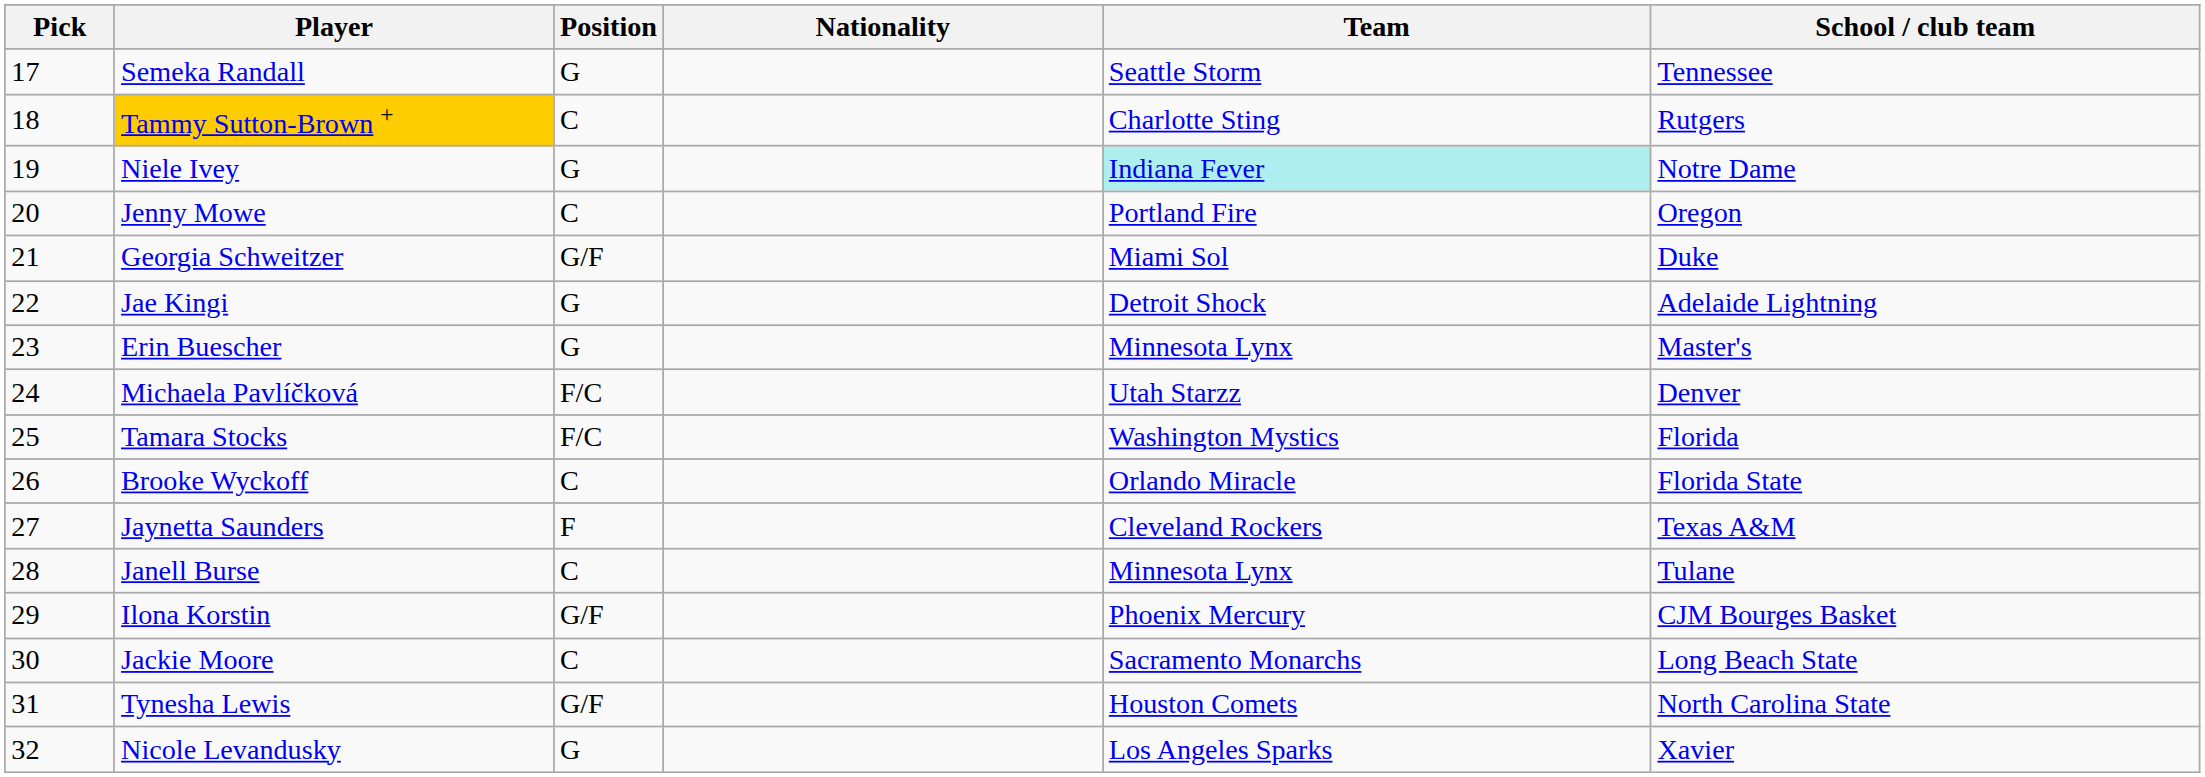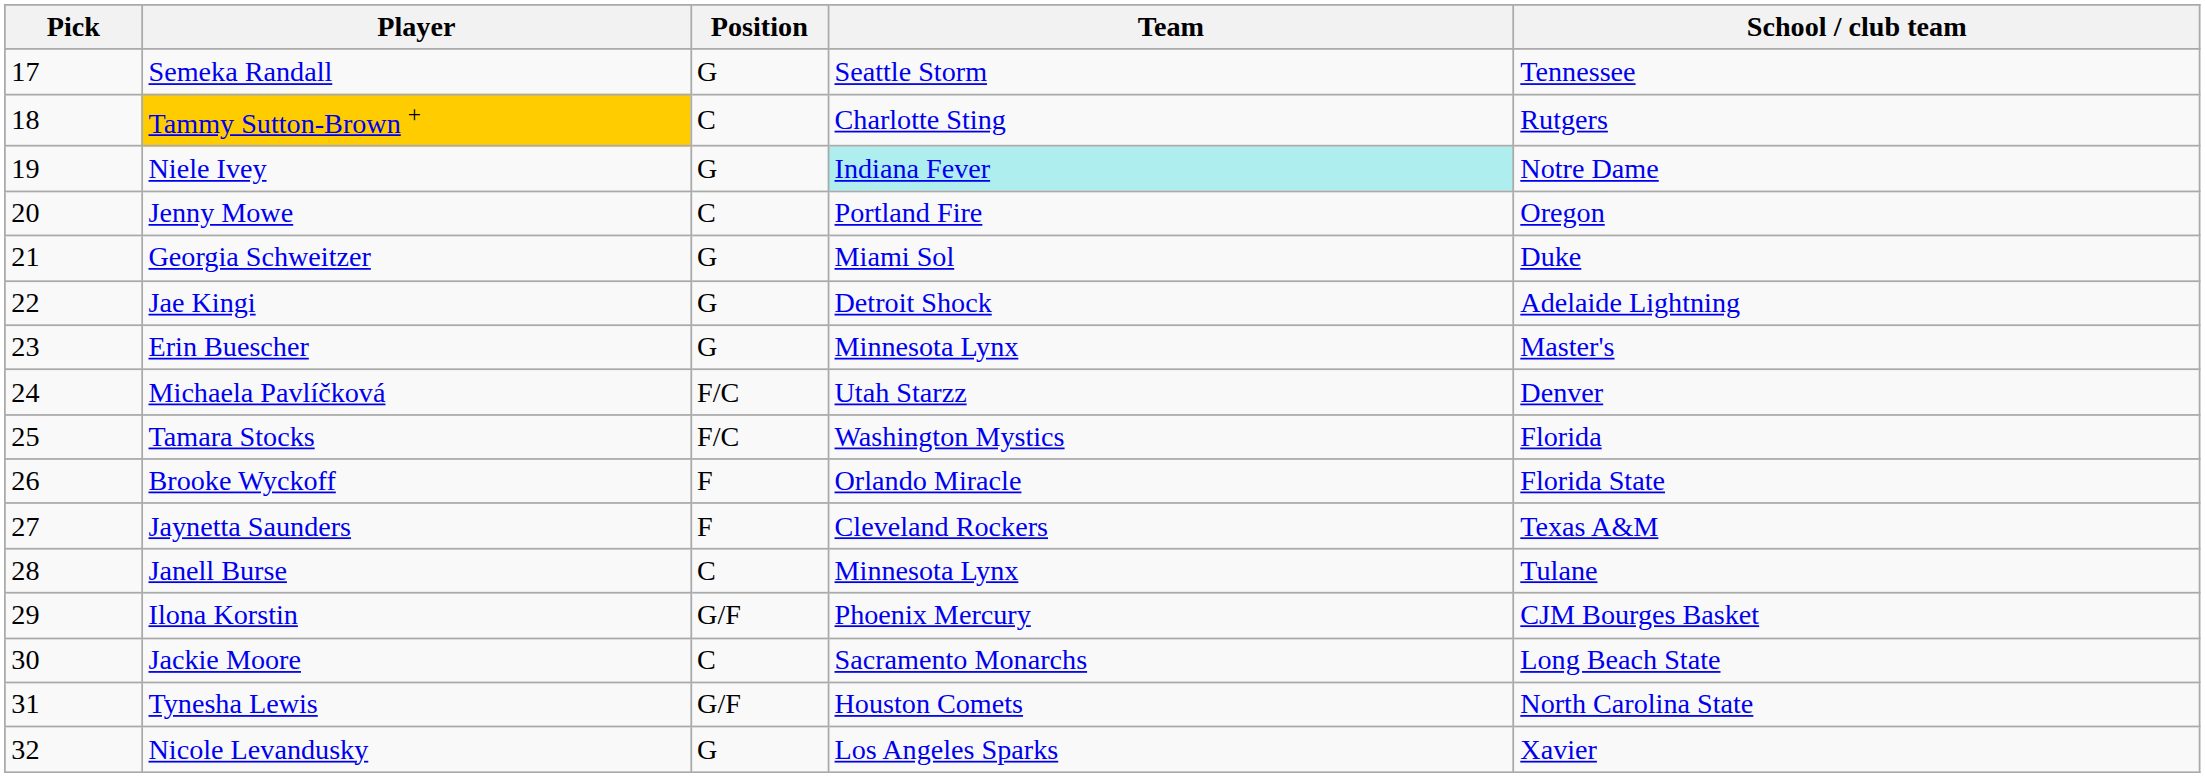- column: (883, 26)
(582, 257) G/F -> (707, 257) G
(569, 481) C -> (705, 481) F
